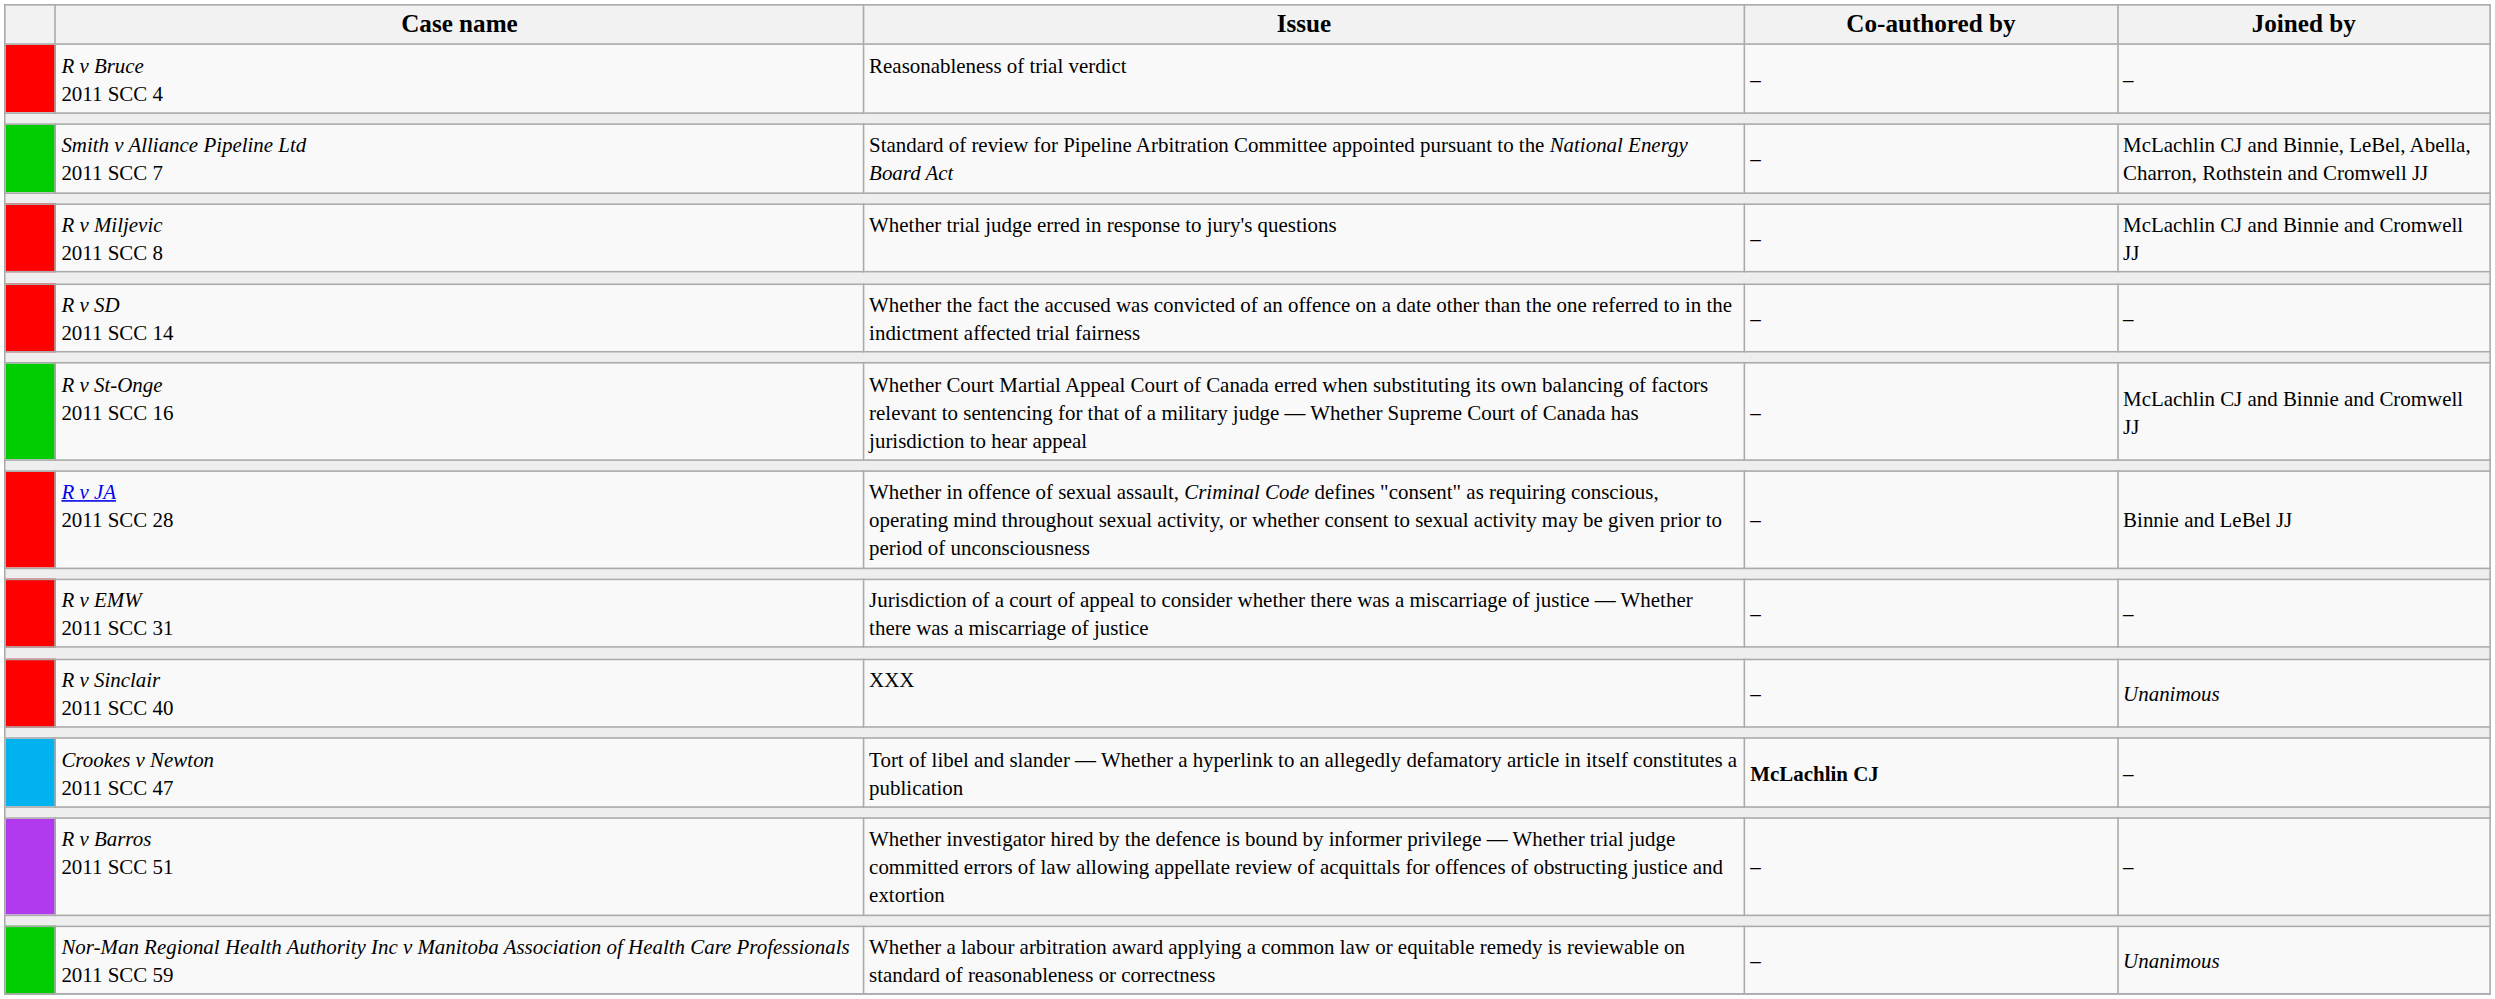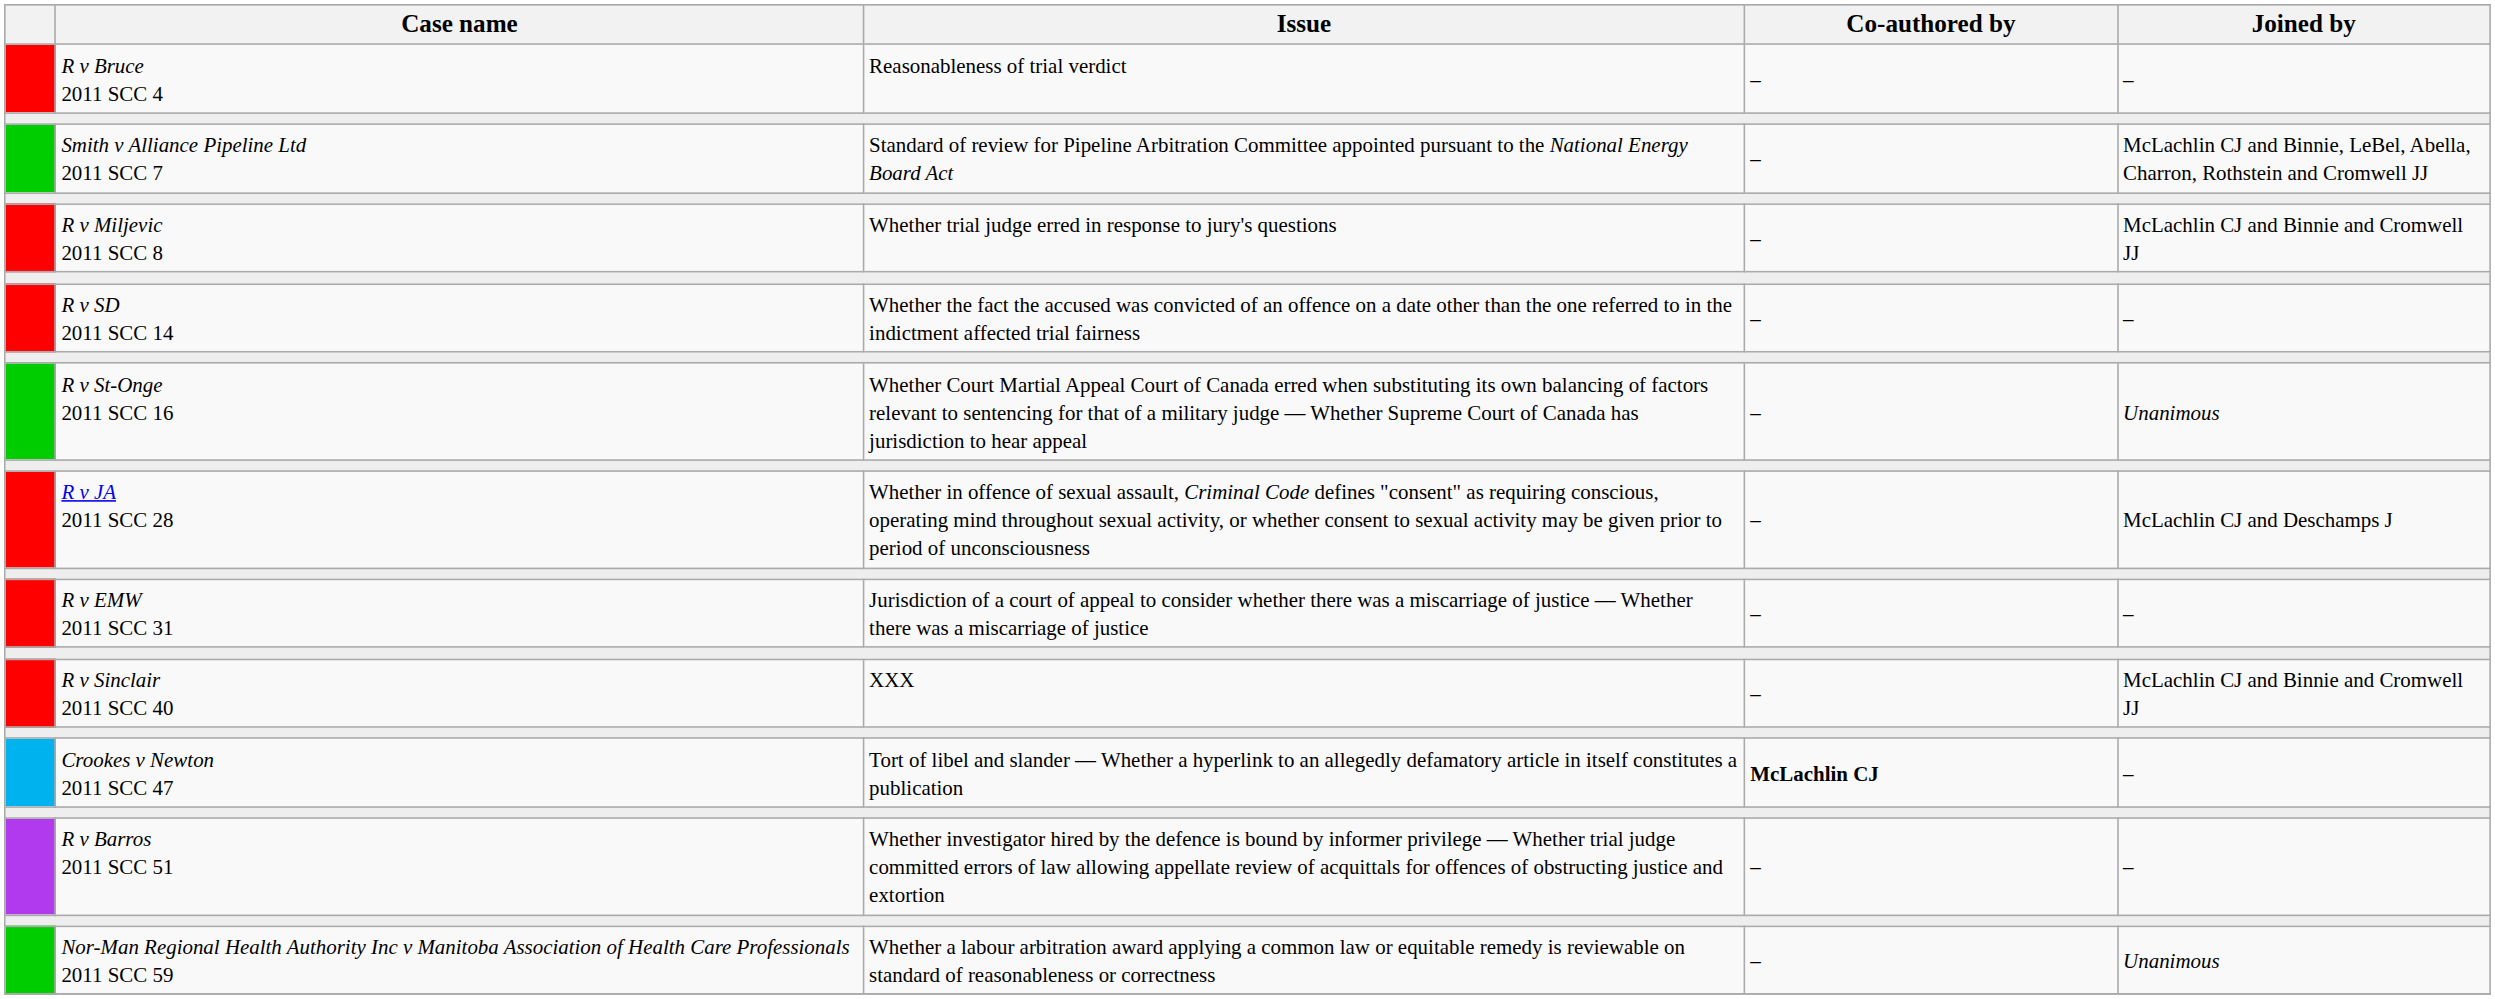(2293, 412) McLachlin CJ and Binnie and Cromwell JJ -> (2171, 412) Unanimous
(2208, 520) Binnie and LeBel JJ -> (2258, 520) McLachlin CJ and Deschamps J
(2171, 694) Unanimous -> (2293, 694) McLachlin CJ and Binnie and Cromwell JJ
